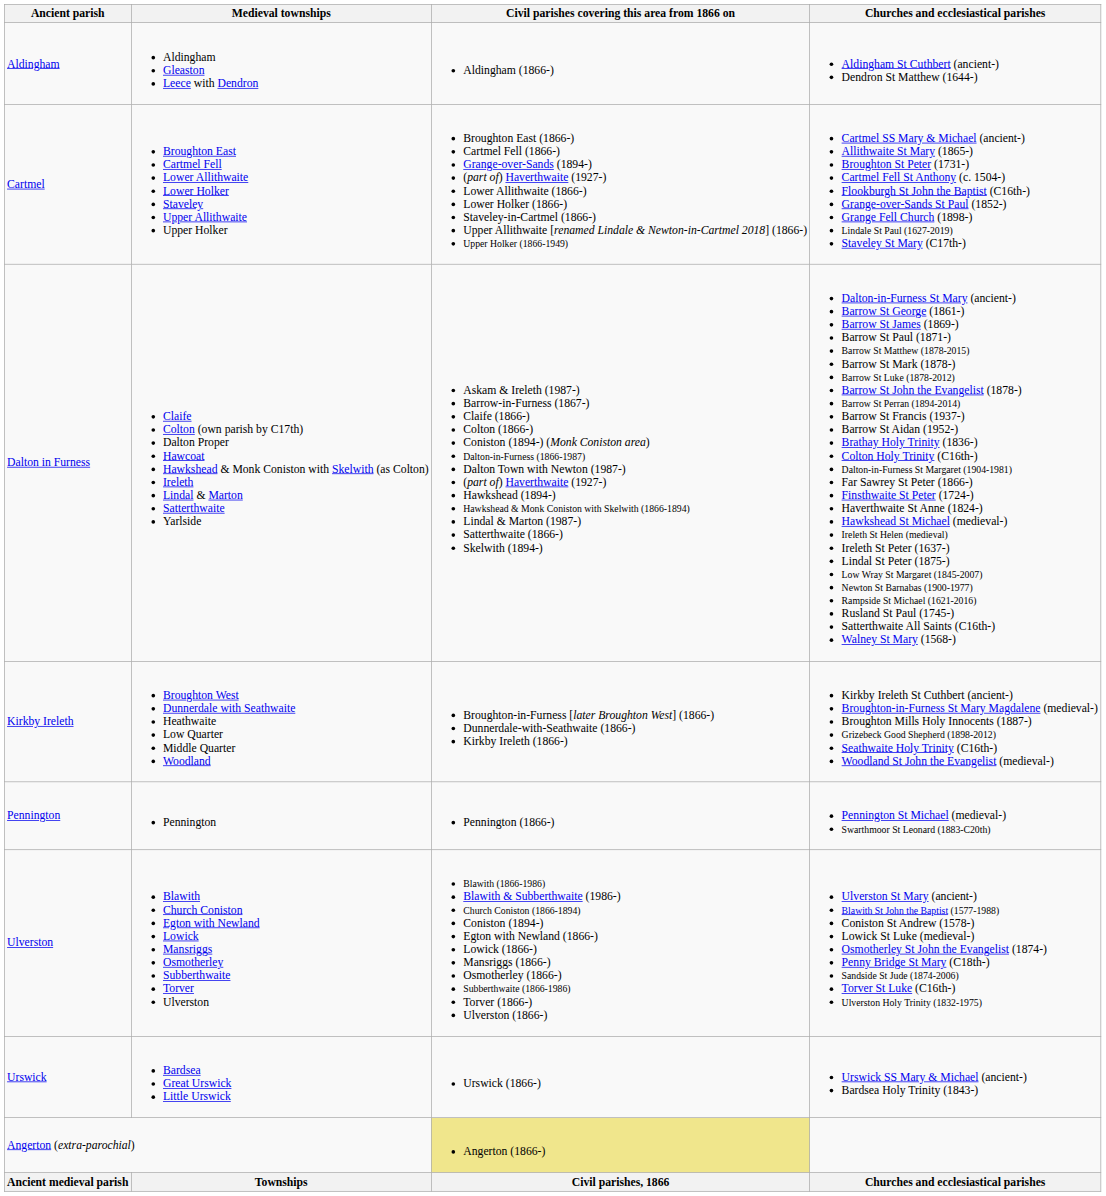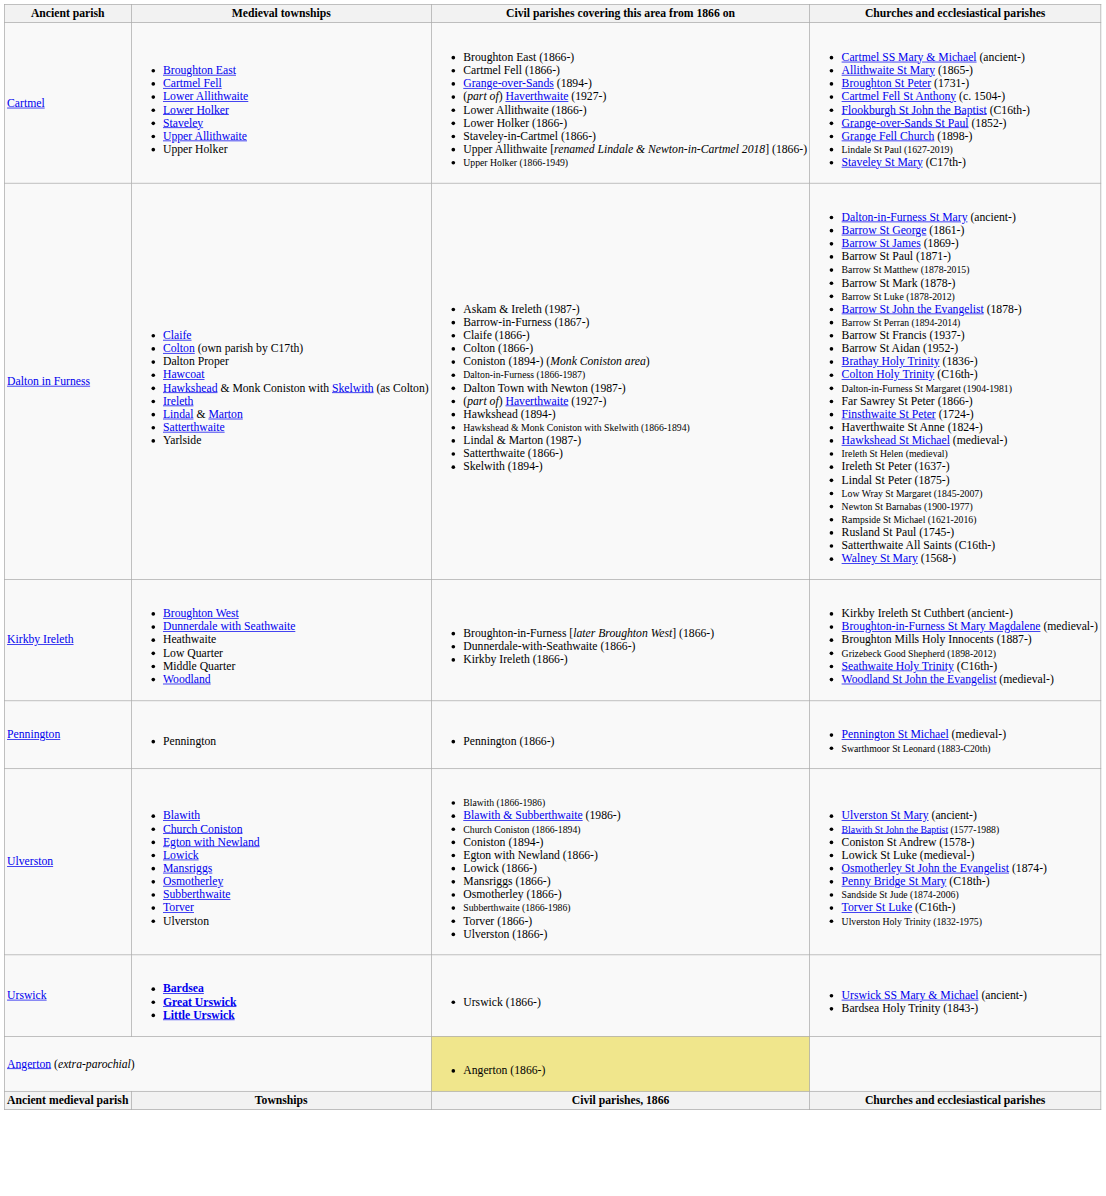- row: (33, 63)
(281, 1084) normal -> (281, 1002) bold
